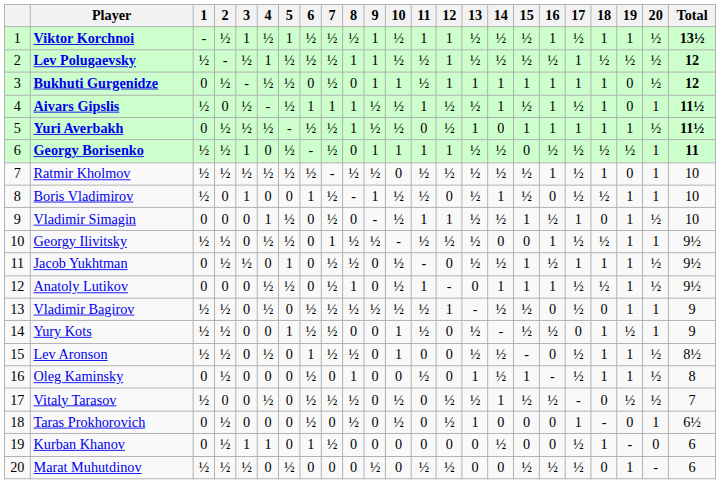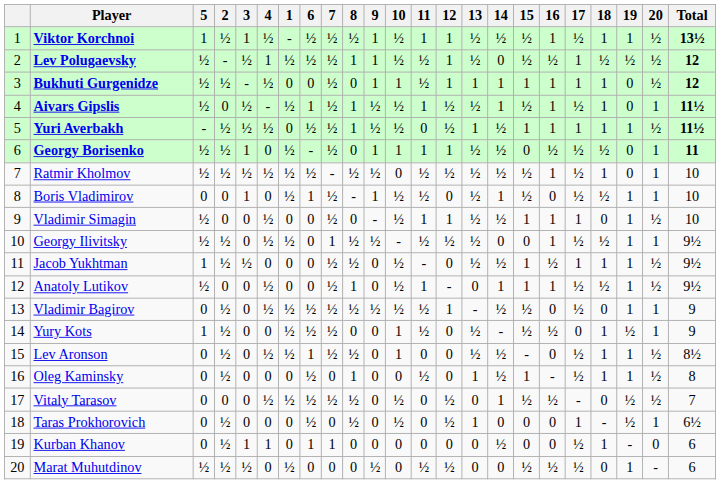columns swapped: (204, 15) <-> (289, 15)
(501, 60) ½ -> (501, 60) 0
(332, 106) 1 -> (332, 106) ½
(501, 128) 0 -> (501, 128) ½
(630, 151) ½ -> (630, 151) 0
(268, 219) 1 -> (268, 219) ½
(552, 219) ½ -> (552, 219) 1
(475, 399) ½ -> (475, 399) 0
(630, 422) 0 -> (630, 422) ½
(332, 444) ½ -> (332, 444) 1
